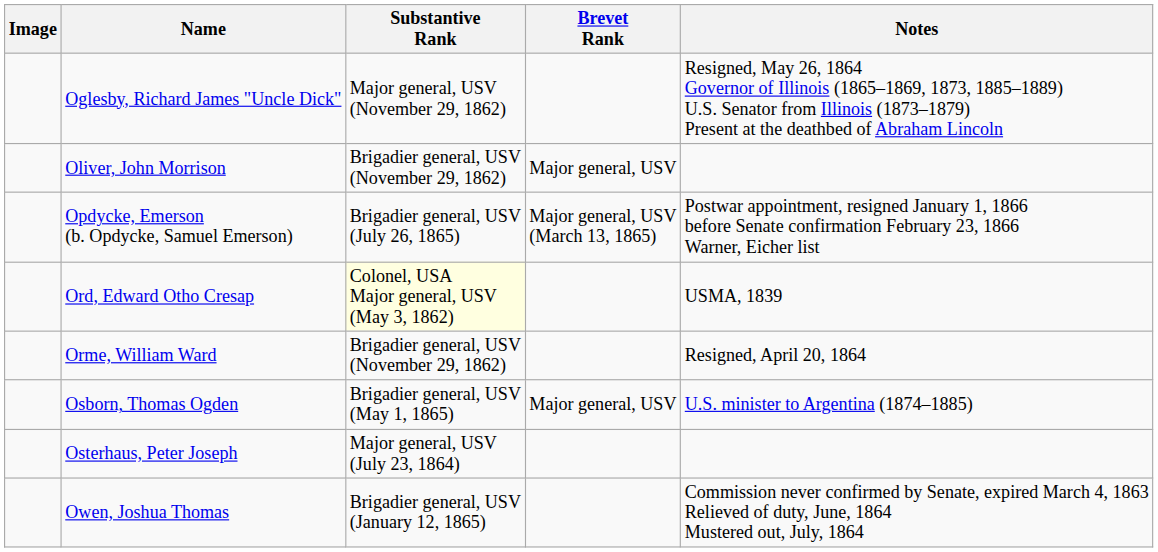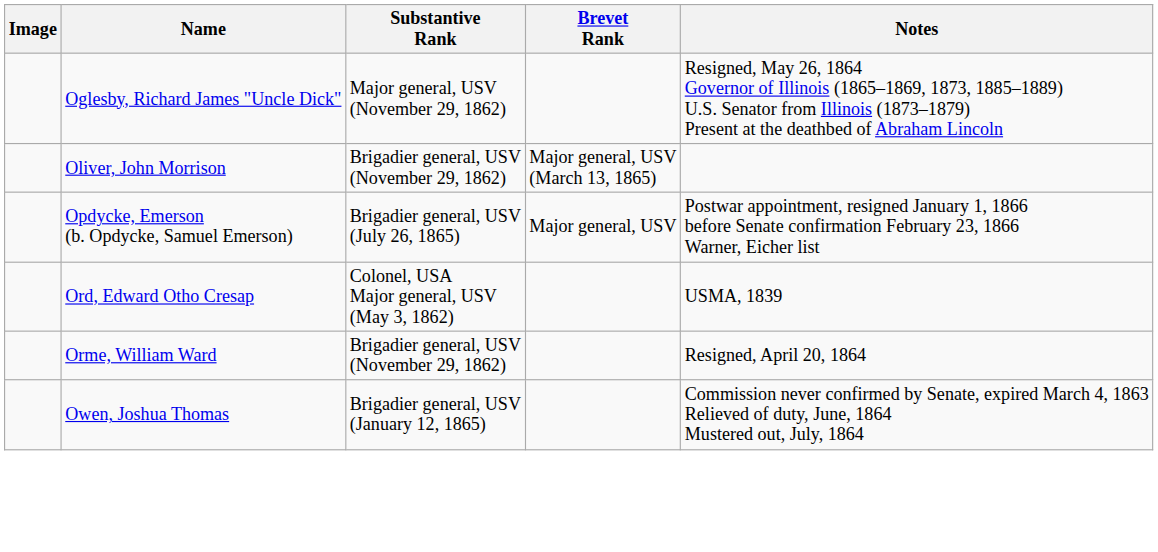(603, 167) Major general, USV -> (603, 167) Major general, USV (March 13, 1865)
(603, 226) Major general, USV (March 13, 1865) -> (603, 226) Major general, USV
(423, 296) lightyellow background -> (423, 296) no background
- row: (152, 404)
- row: (151, 453)
